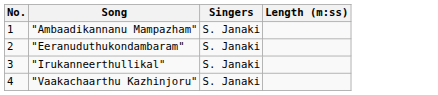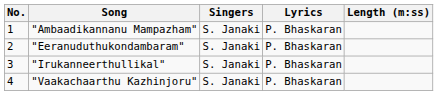+ column: (304, 13)
